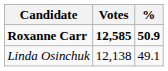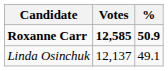(114, 55) 12,138 -> (114, 55) 12,137
